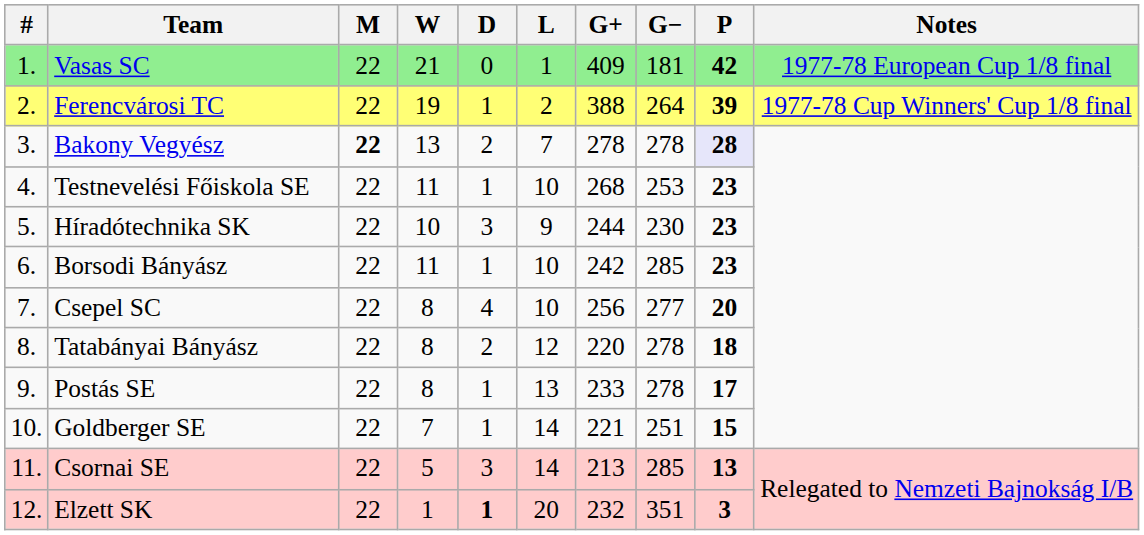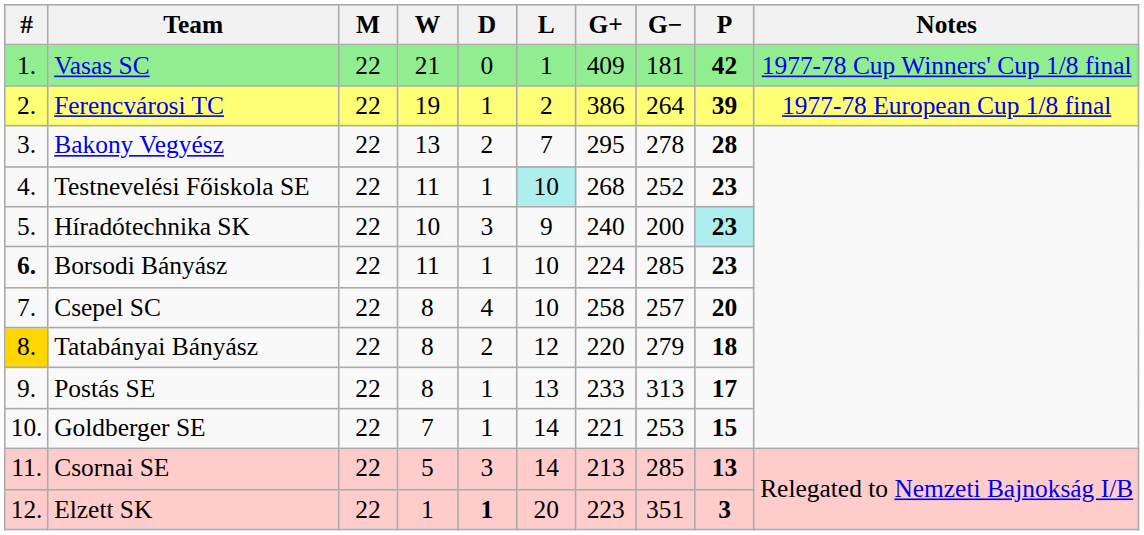(947, 65) 1977-78 European Cup 1/8 final -> (947, 65) 1977-78 Cup Winners' Cup 1/8 final
(606, 105) 388 -> (606, 105) 386
(947, 105) 1977-78 Cup Winners' Cup 1/8 final -> (947, 105) 1977-78 European Cup 1/8 final
(368, 145) bold -> (368, 145) normal
(606, 145) 278 -> (606, 145) 295
(725, 145) lavender background -> (725, 145) no background
(546, 186) no background -> (546, 186) paleturquoise background
(665, 186) 253 -> (665, 186) 252
(606, 226) 244 -> (606, 226) 240
(665, 226) 230 -> (665, 226) 200
(725, 226) no background -> (725, 226) paleturquoise background
(27, 266) normal -> (27, 266) bold
(606, 266) 242 -> (606, 266) 224
(606, 307) 256 -> (606, 307) 258
(665, 307) 277 -> (665, 307) 257
(27, 347) no background -> (27, 347) gold background
(665, 347) 278 -> (665, 347) 279
(665, 387) 278 -> (665, 387) 313
(665, 428) 251 -> (665, 428) 253
(606, 508) 232 -> (606, 508) 223
